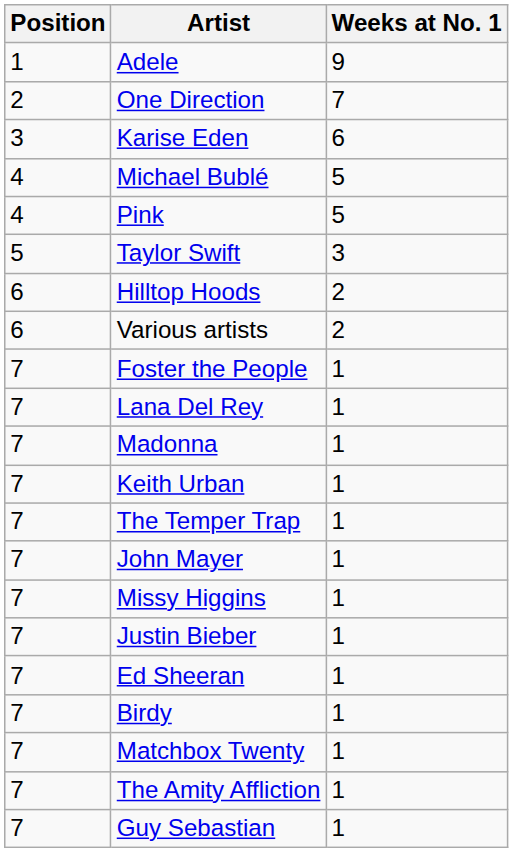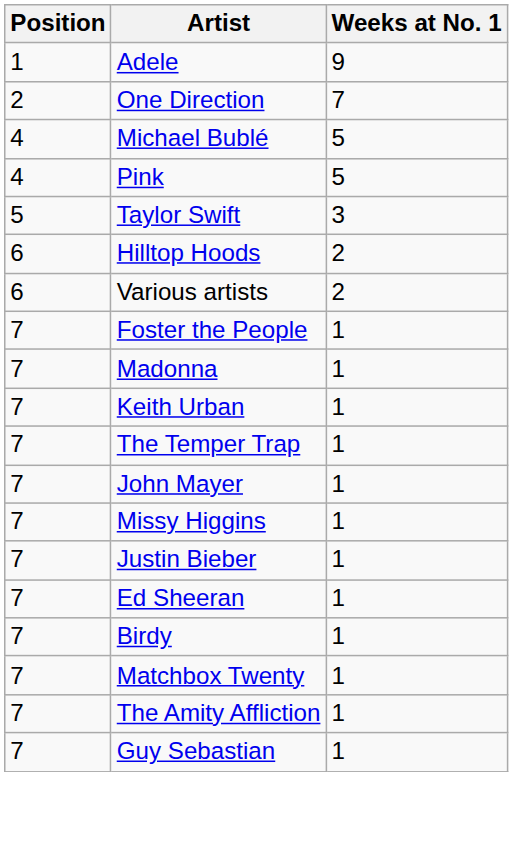- row: (183, 138)
- row: (190, 406)
